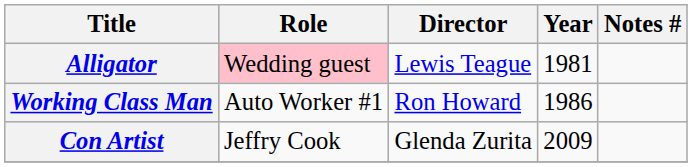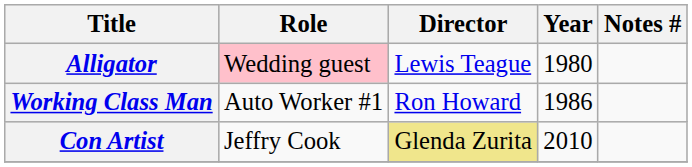(568, 63) 1981 -> (568, 63) 1980
(463, 141) no background -> (463, 141) khaki background
(568, 141) 2009 -> (568, 141) 2010
